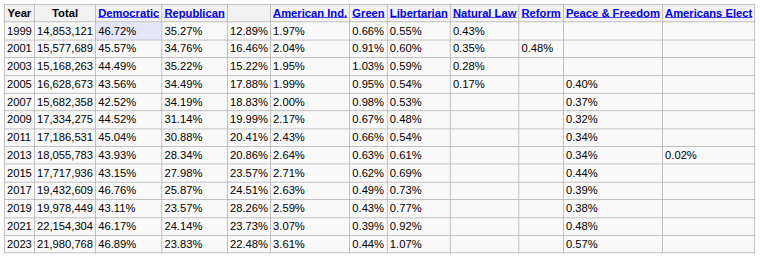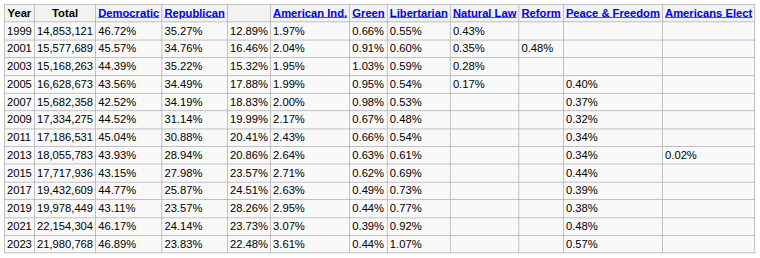(117, 31) lavender background -> (117, 31) no background
(117, 66) 44.49% -> (117, 66) 44.39%
(249, 66) 15.22% -> (249, 66) 15.32%
(183, 155) 28.34% -> (183, 155) 28.94%
(117, 191) 46.76% -> (117, 191) 44.77%
(289, 208) 2.59% -> (289, 208) 2.95%
(368, 208) 0.43% -> (368, 208) 0.44%
